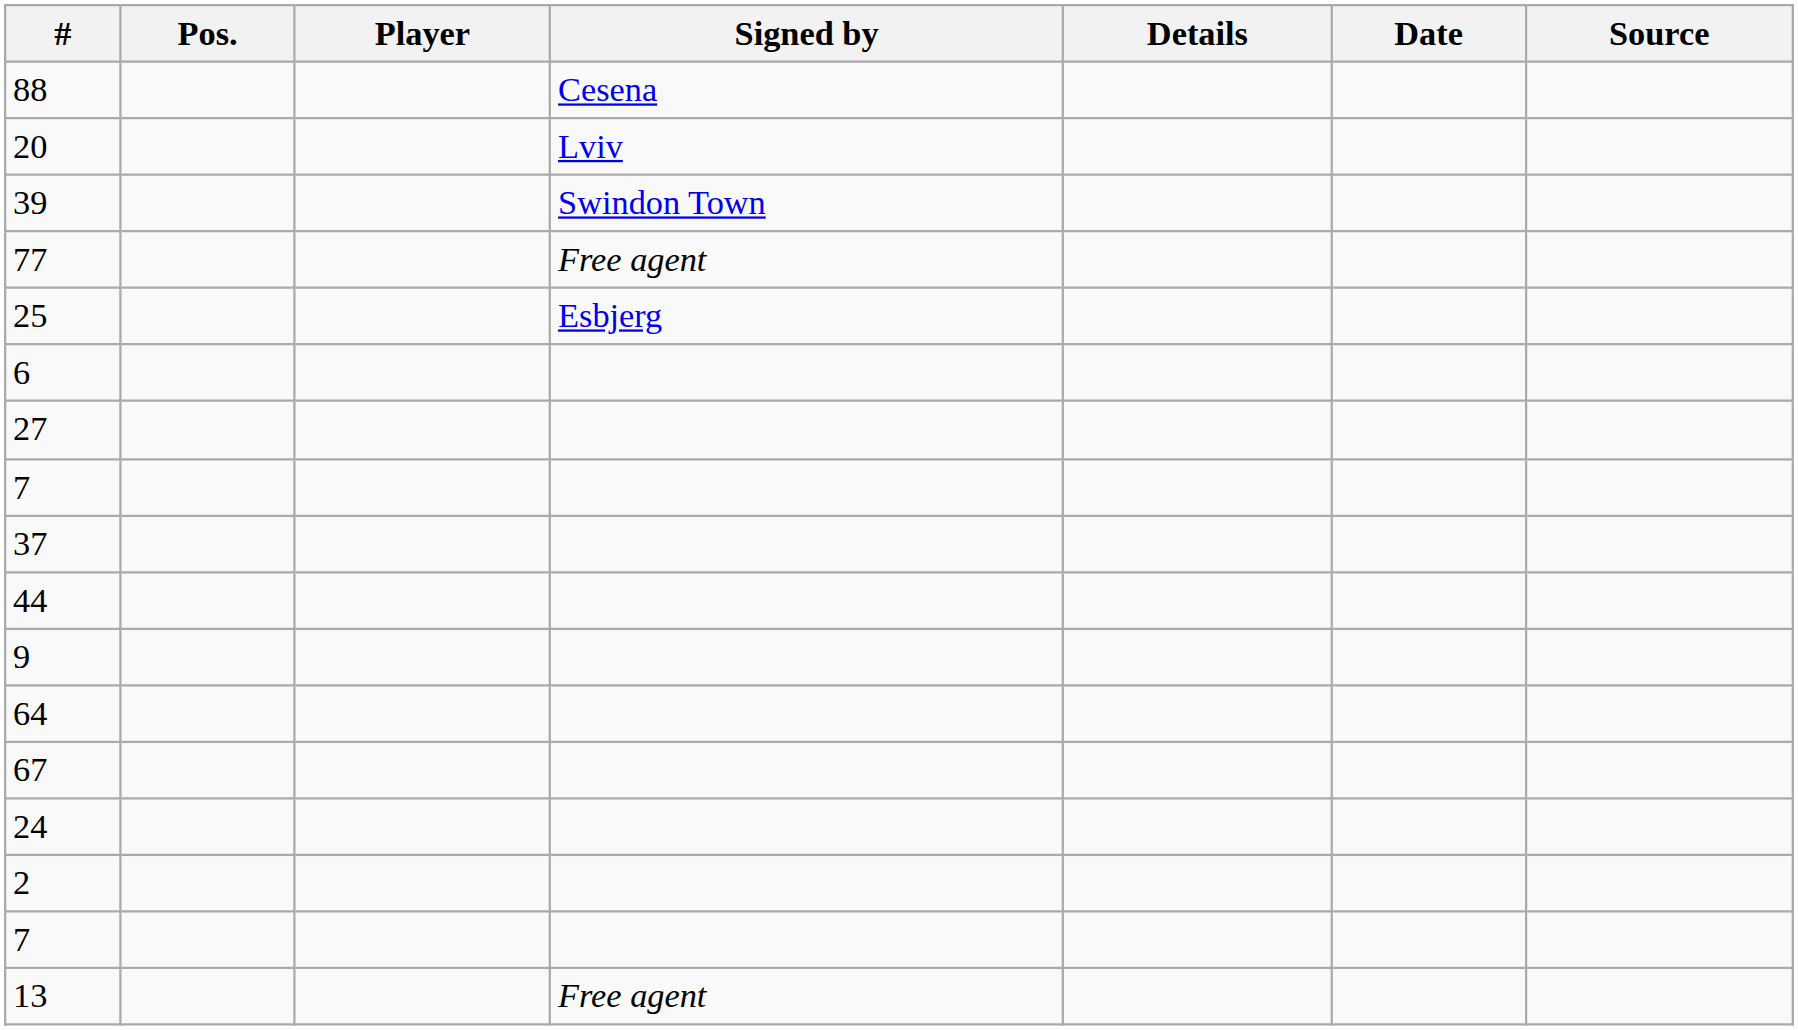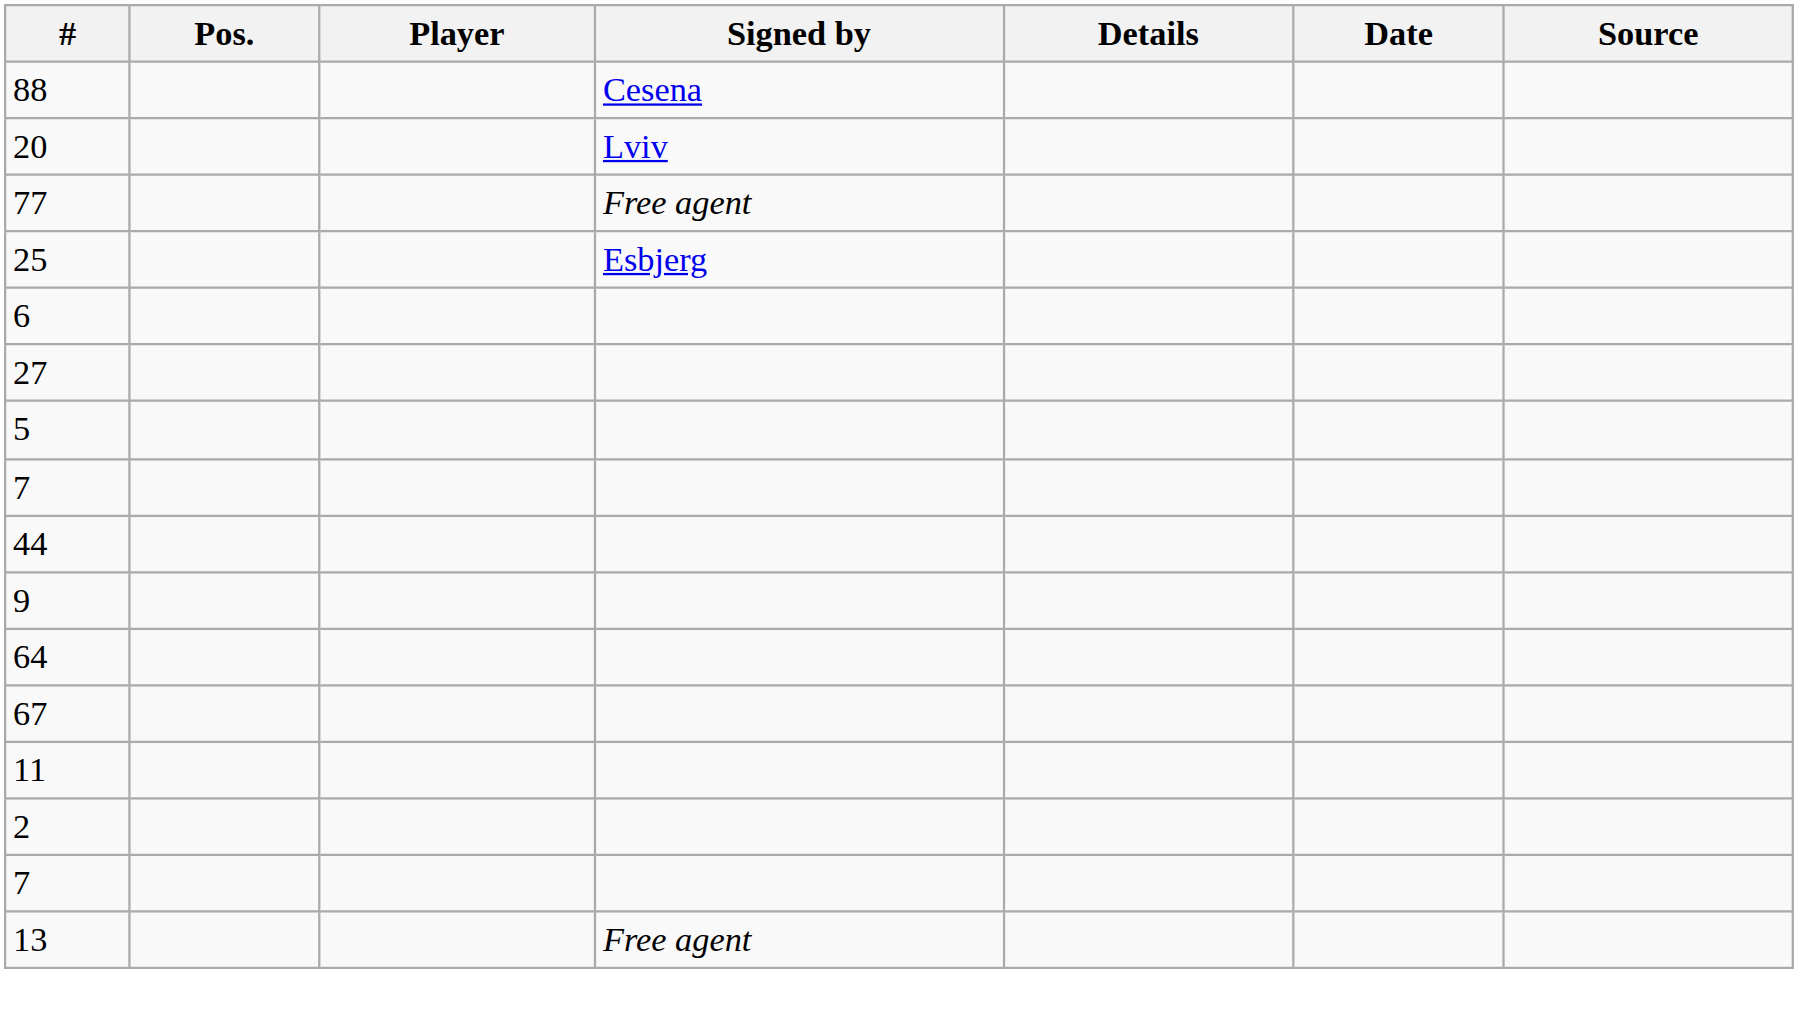- row: (30, 202)
+ row: (22, 429)
- row: (30, 542)
+ row: (30, 769)
- row: (30, 825)
